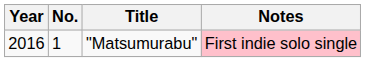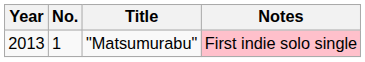(26, 43) 2016 -> (26, 43) 2013
